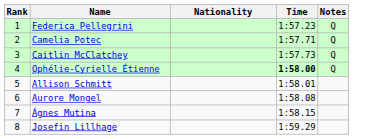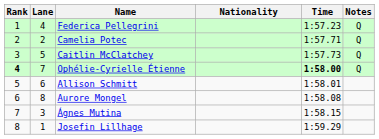+ column: (43, 12)
(17, 69) normal -> (17, 69) bold
